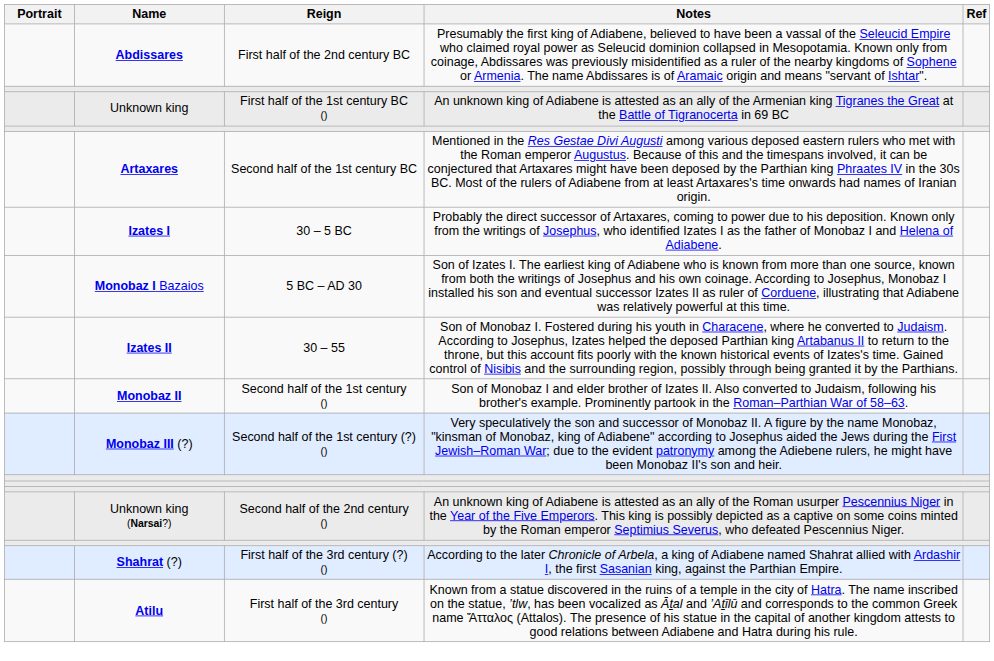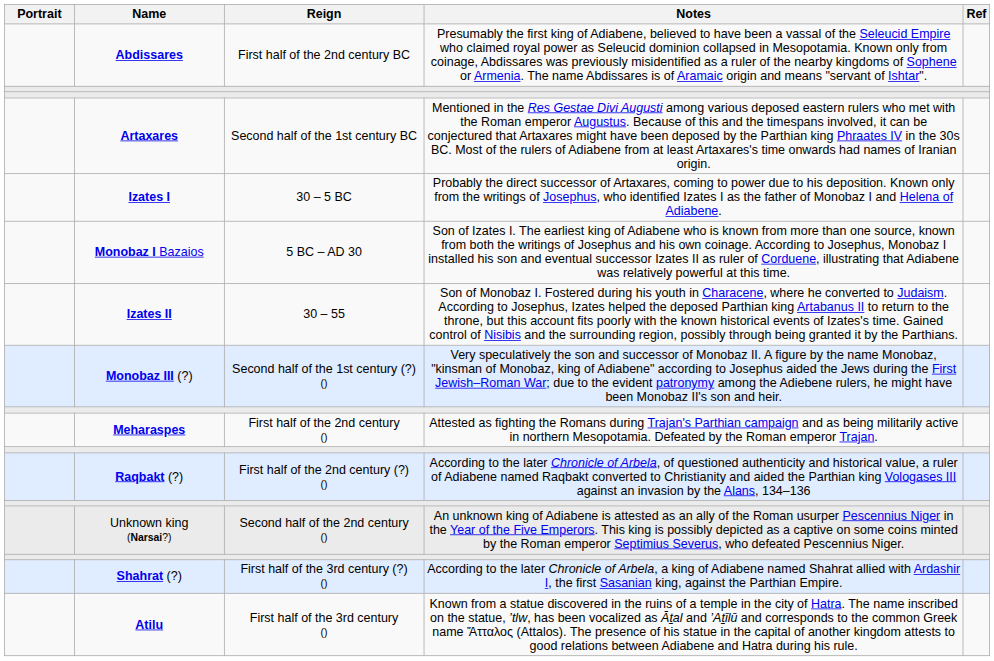- row: (149, 108)
- row: (149, 396)
+ row: (149, 429)
+ row: (149, 476)
